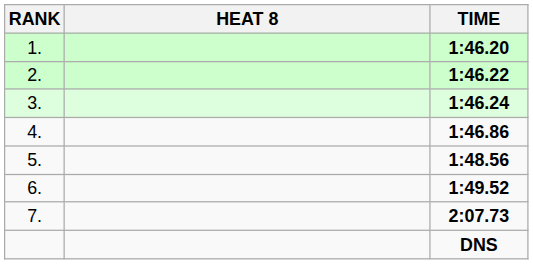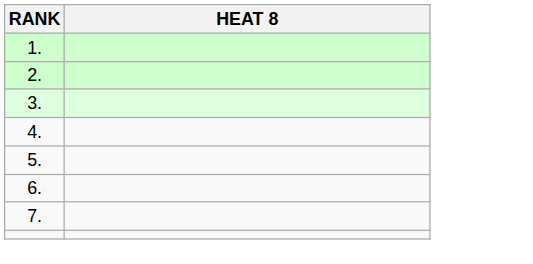- column: (479, 19)
